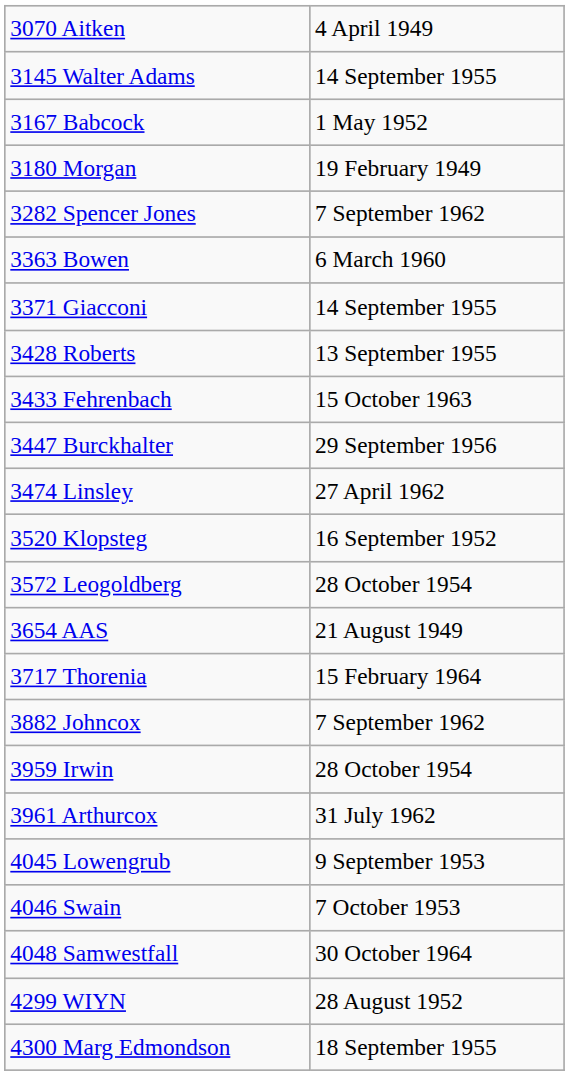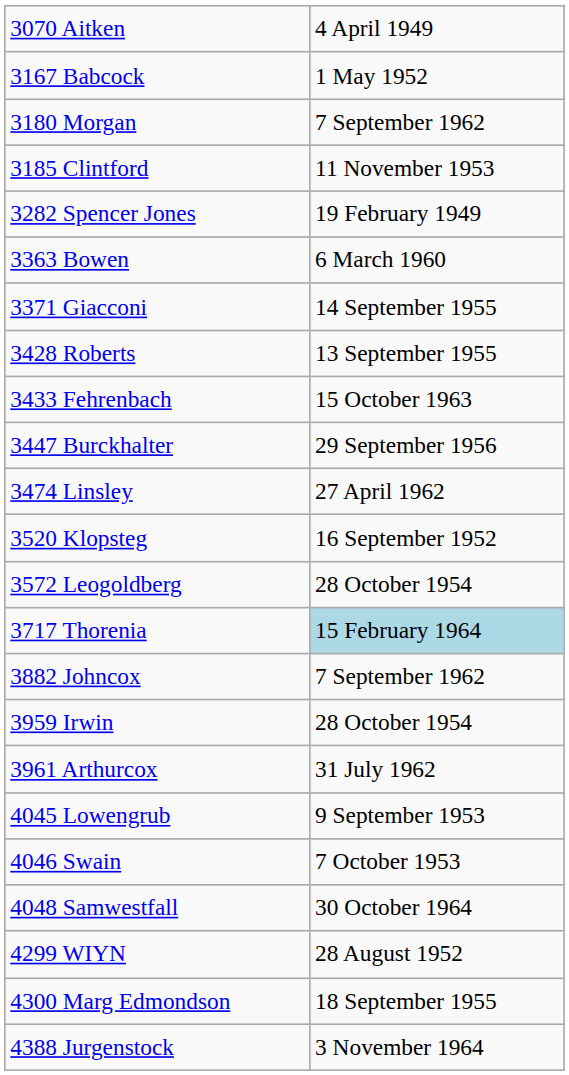- row: (103, 75)
(398, 167) 19 February 1949 -> (400, 121) 7 September 1962
+ row: (79, 167)
(400, 213) 7 September 1962 -> (398, 213) 19 February 1949
- row: (59, 630)
(398, 676) no background -> (398, 630) lightblue background
+ row: (92, 1046)
